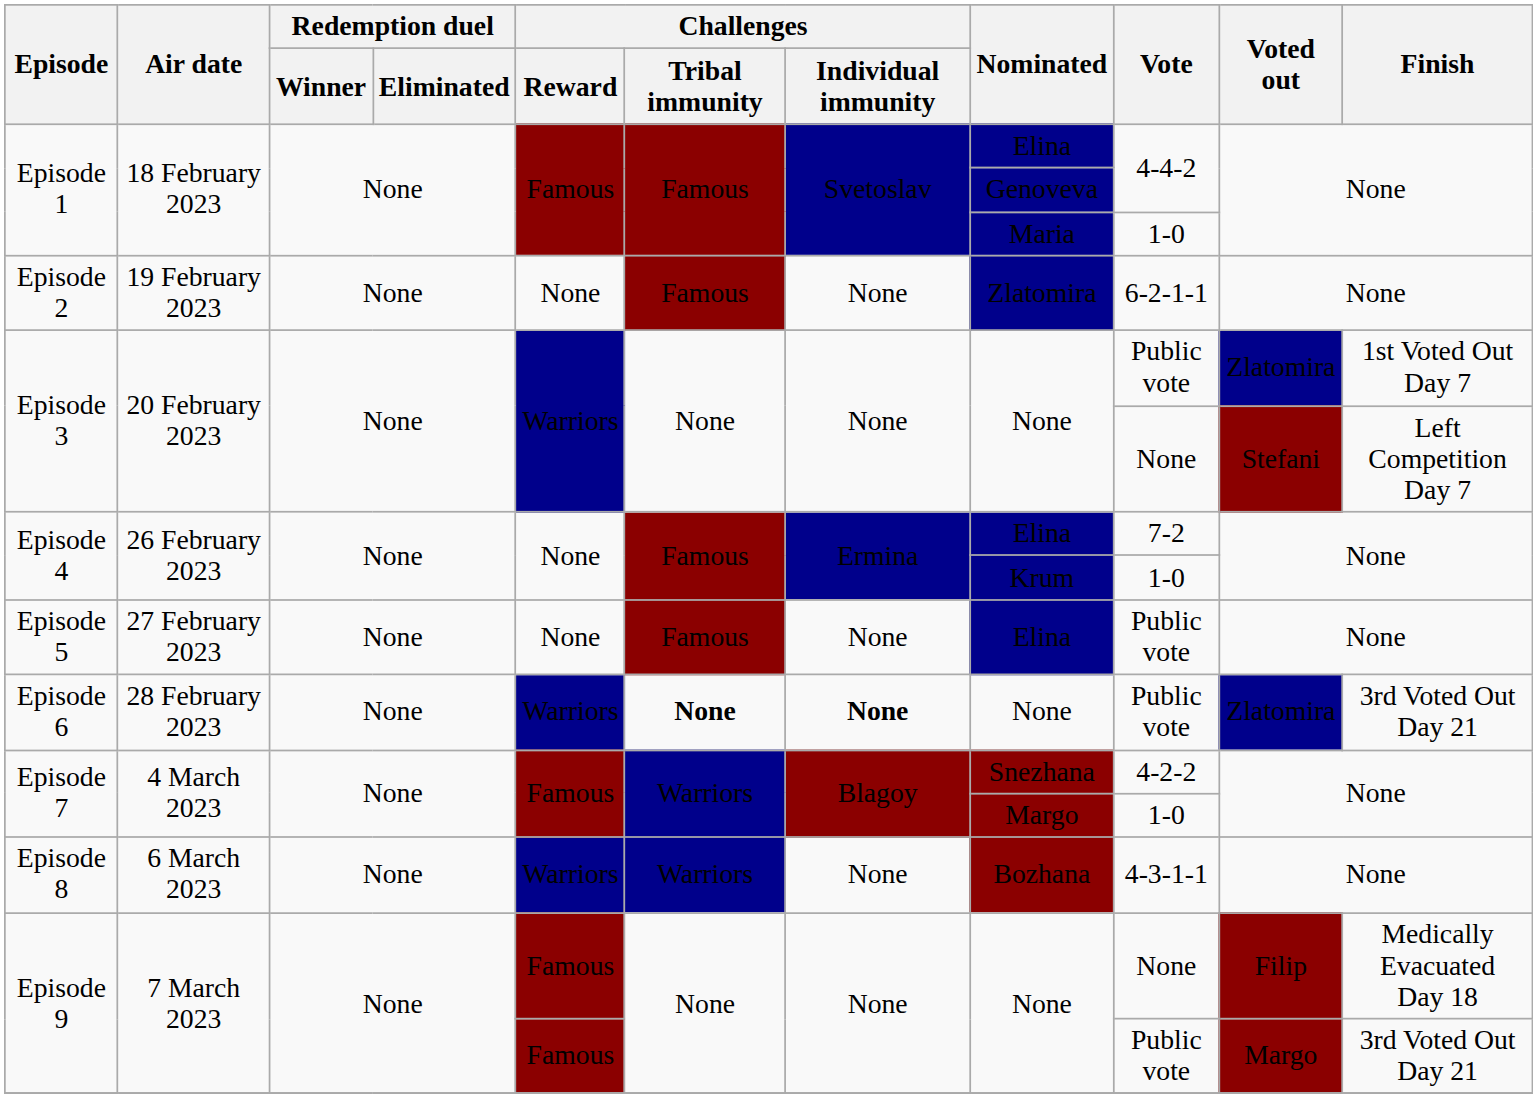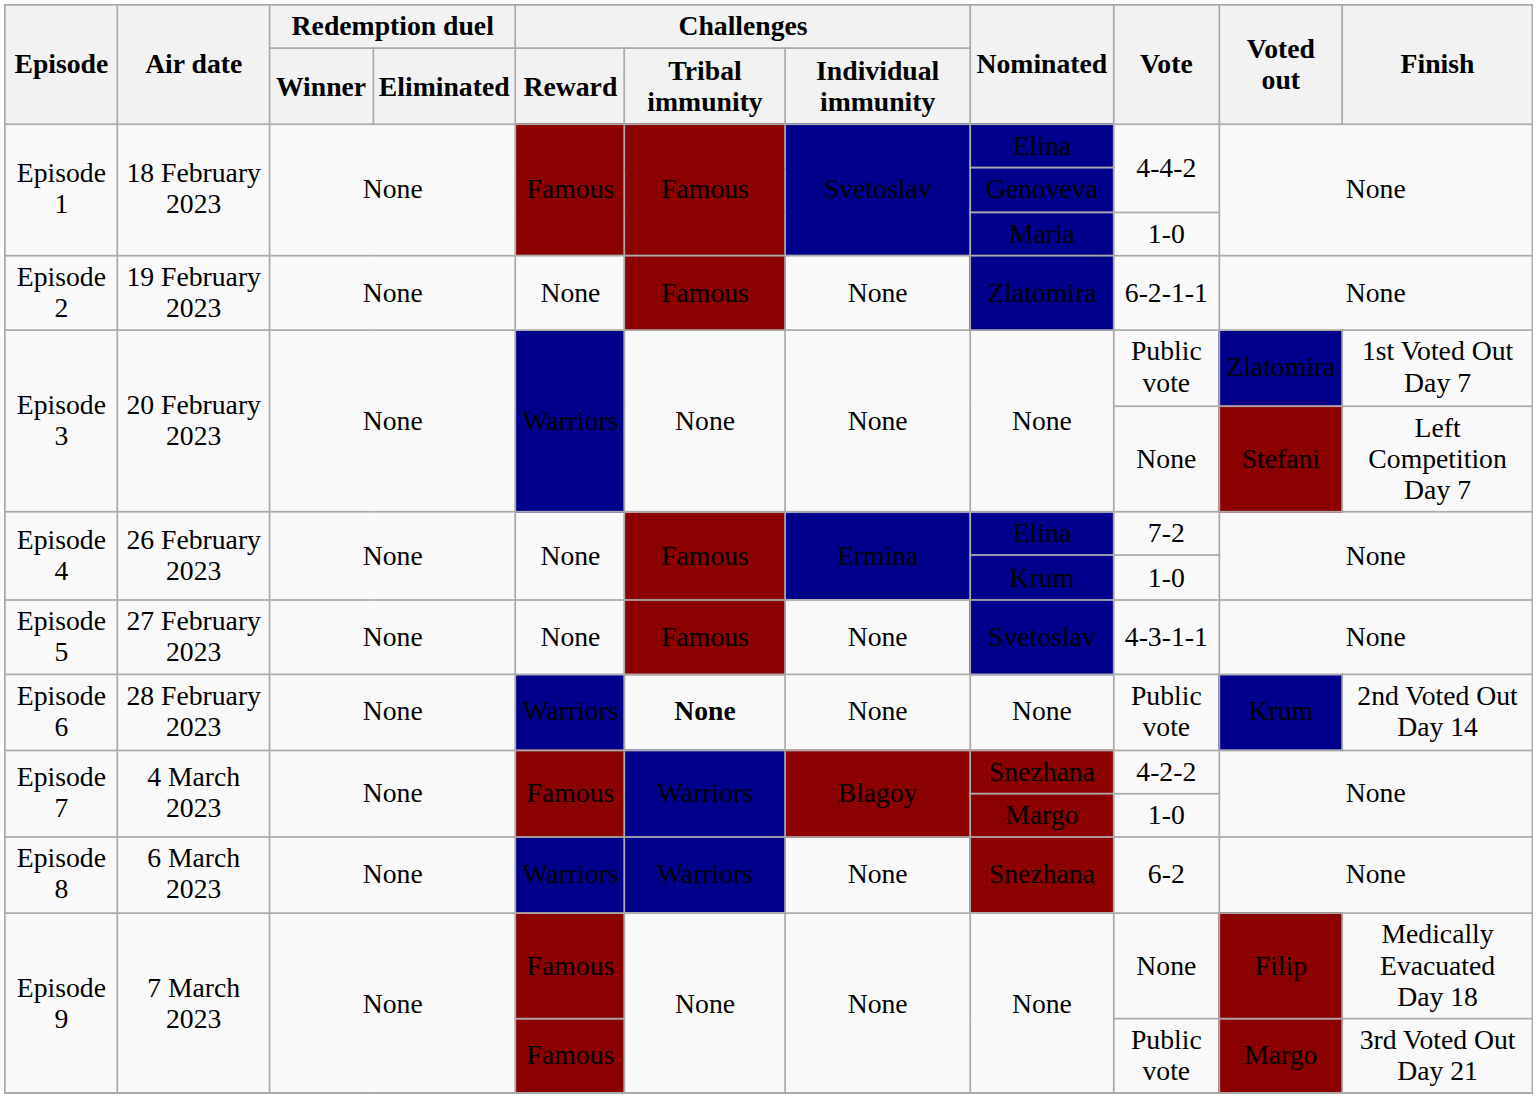(1042, 636) Elina -> (1042, 636) Svetoslav
(1166, 636) Public vote -> (1166, 636) 4-3-1-1
(878, 711) bold -> (878, 711) normal
(1281, 711) Zlatomira -> (1281, 711) Krum
(1438, 711) 3rd Voted Out Day 21 -> (1438, 711) 2nd Voted Out Day 14
(1042, 874) Bozhana -> (1042, 874) Snezhana
(1166, 874) 4-3-1-1 -> (1166, 874) 6-2
